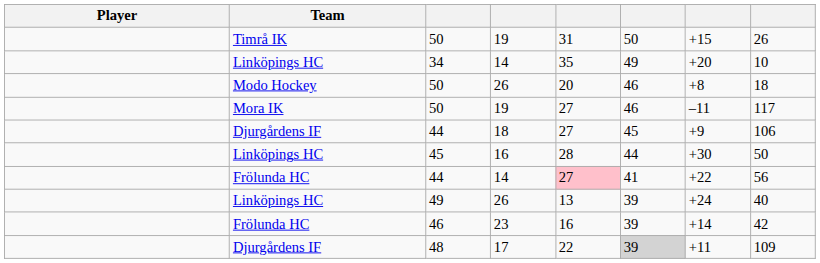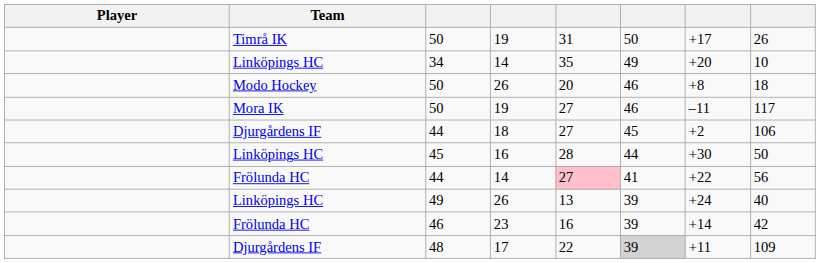(700, 39) +15 -> (700, 39) +17
(696, 131) +9 -> (696, 131) +2
